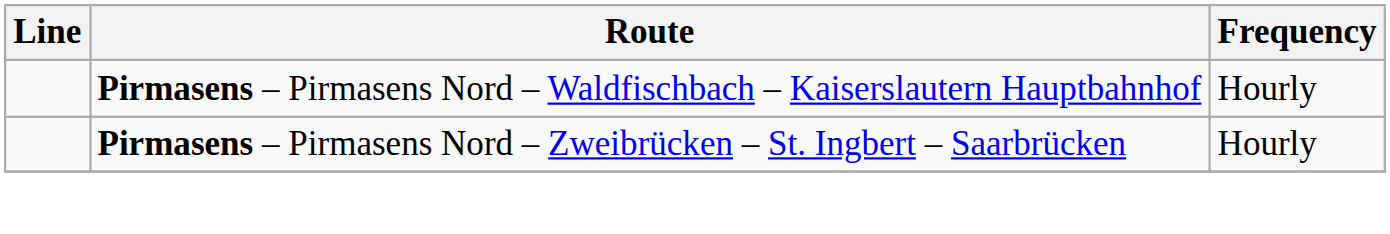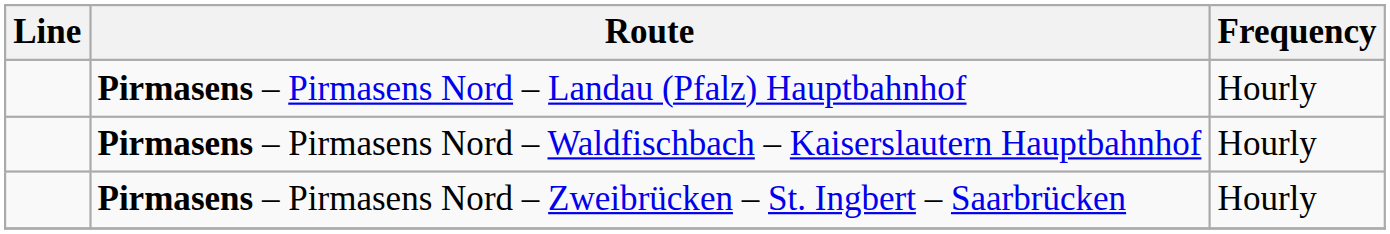+ row: (532, 87)
